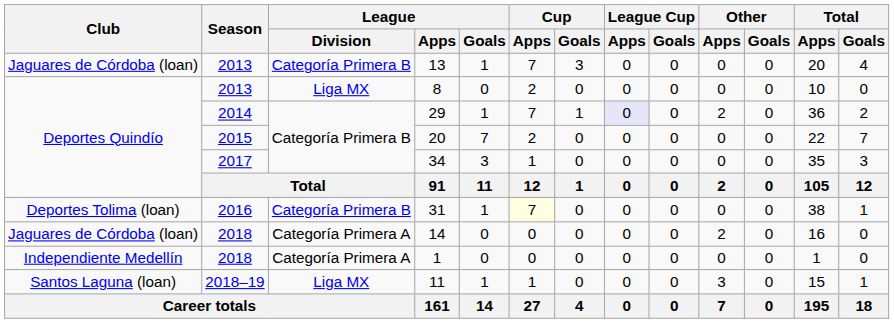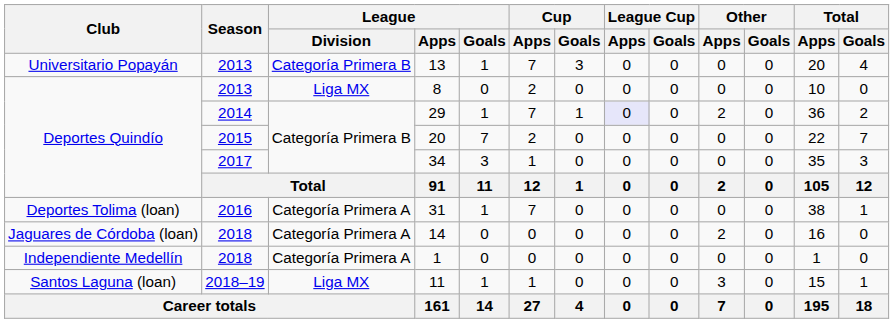(103, 65) Jaguares de Córdoba (loan) -> (103, 65) Universitario Popayán
(341, 210) Categoría Primera B -> (341, 210) Categoría Primera A
(532, 210) lightyellow background -> (532, 210) no background
